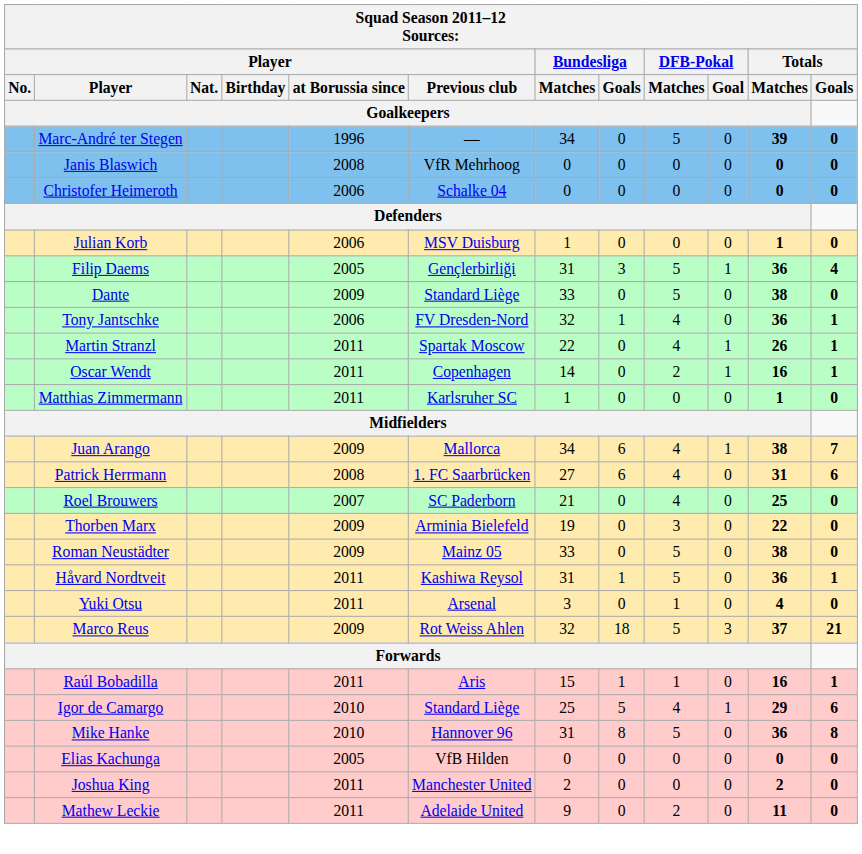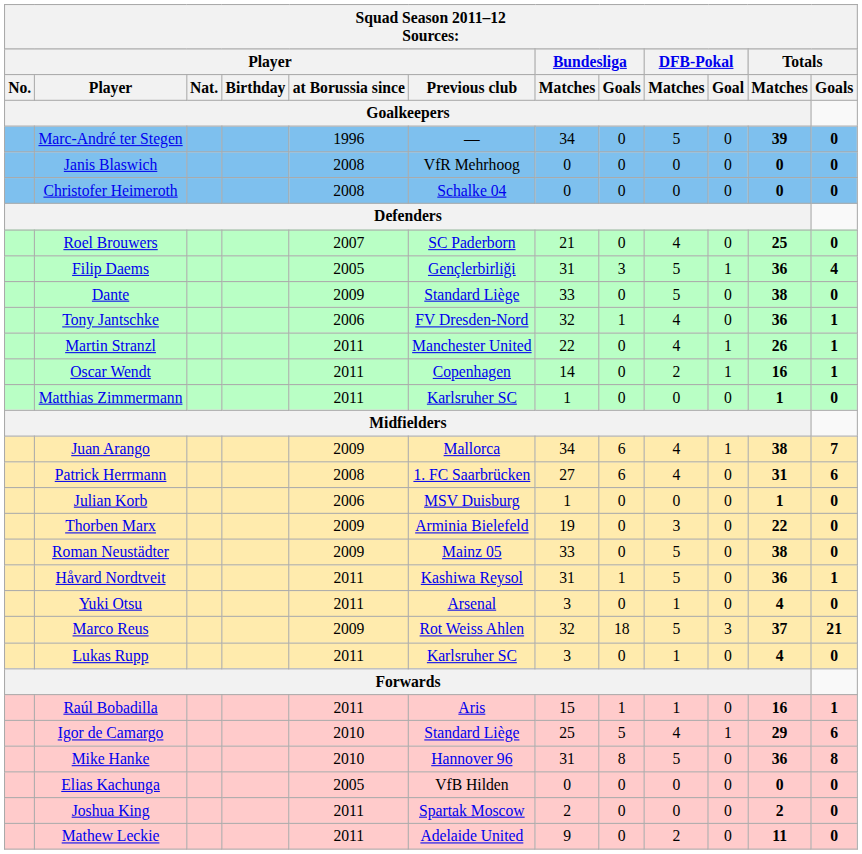(349, 191) 2006 -> (349, 191) 2008
rows swapped: (111, 500) <-> (111, 242)
(472, 345) Spartak Moscow -> (472, 345) Manchester United
+ row: (111, 655)
(472, 784) Manchester United -> (472, 810) Spartak Moscow
